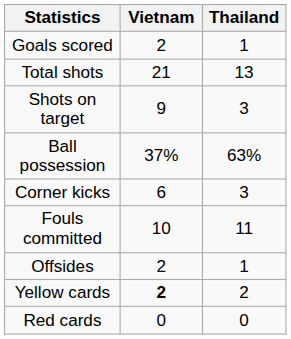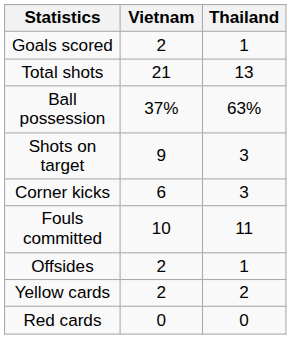rows swapped: (62, 109) <-> (62, 155)
(161, 293) bold -> (161, 293) normal
